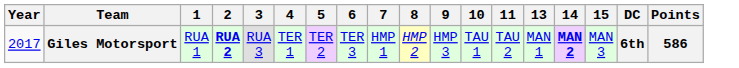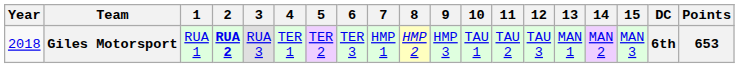+ column: (539, 15)
(24, 44) 2017 -> (24, 44) 2018
(570, 44) bold -> (601, 44) normal
(676, 44) 586 -> (707, 44) 653
